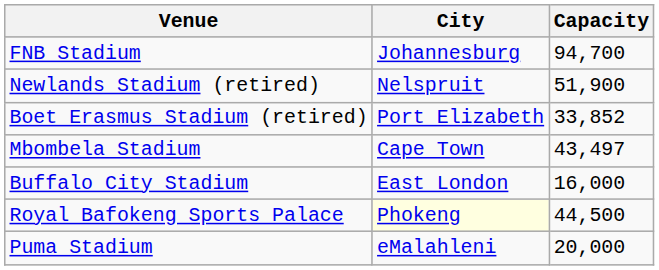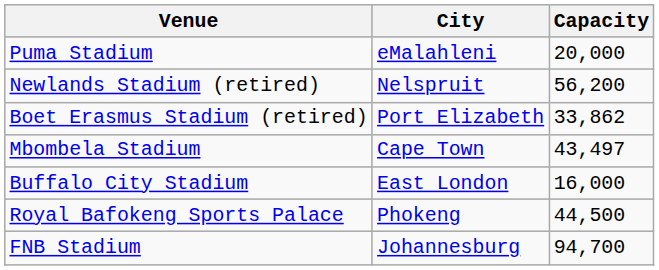rows swapped: (75, 53) <-> (81, 248)
(589, 86) 51,900 -> (589, 86) 56,200
(589, 118) 33,852 -> (589, 118) 33,862
(419, 215) lightyellow background -> (419, 215) no background
